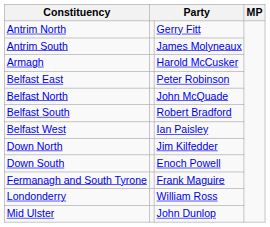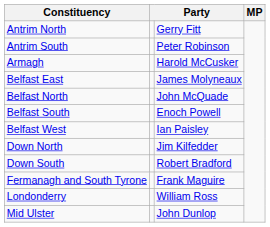(199, 46) James Molyneaux -> (193, 46) Peter Robinson
(193, 79) Peter Robinson -> (199, 79) James Molyneaux
(194, 113) Robert Bradford -> (189, 113) Enoch Powell
(189, 163) Enoch Powell -> (194, 163) Robert Bradford
